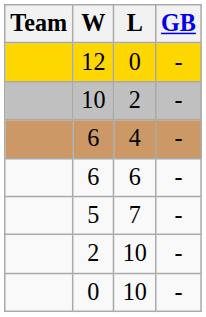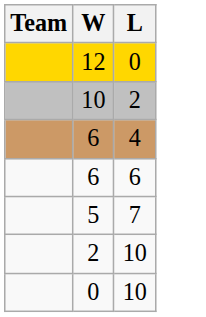- column: (178, 23)
